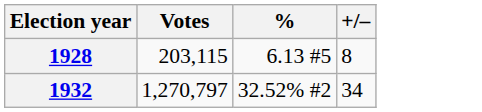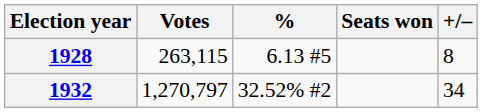+ column: (387, 21)
(193, 55) 203,115 -> (193, 55) 263,115
